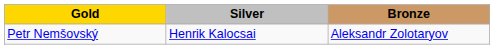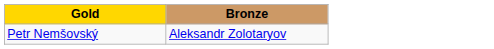- column: (247, 14)
